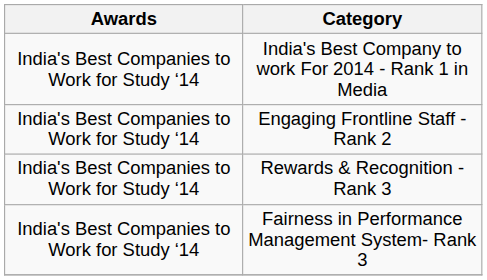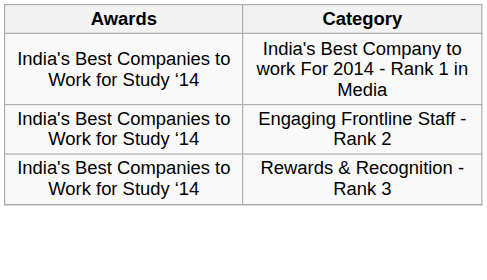- row: (362, 239)
